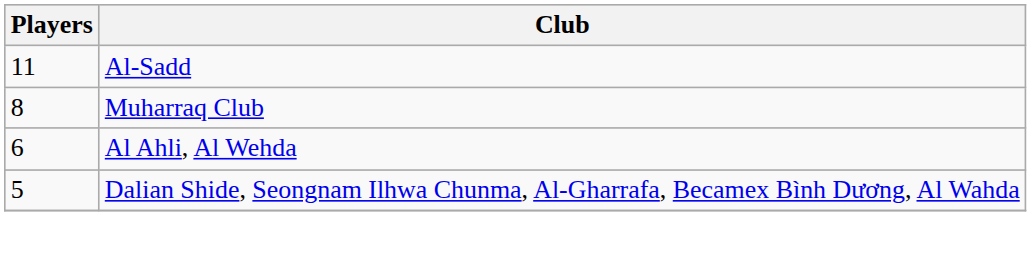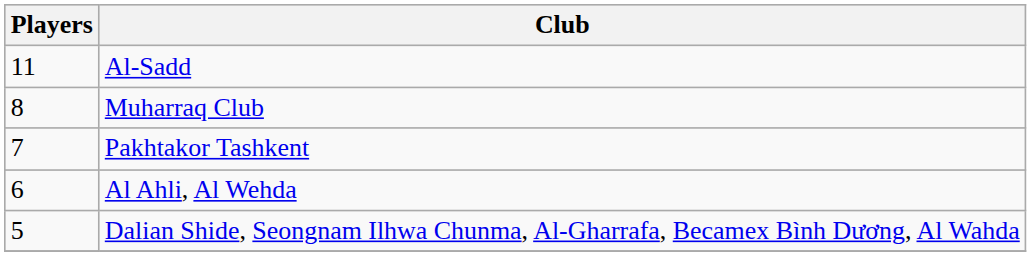+ row: (207, 148)
